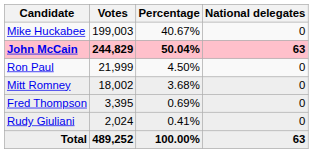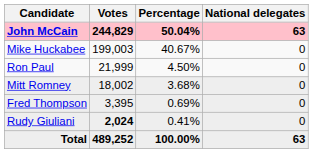rows swapped: (42, 49) <-> (46, 31)
(119, 121) normal -> (119, 121) bold
